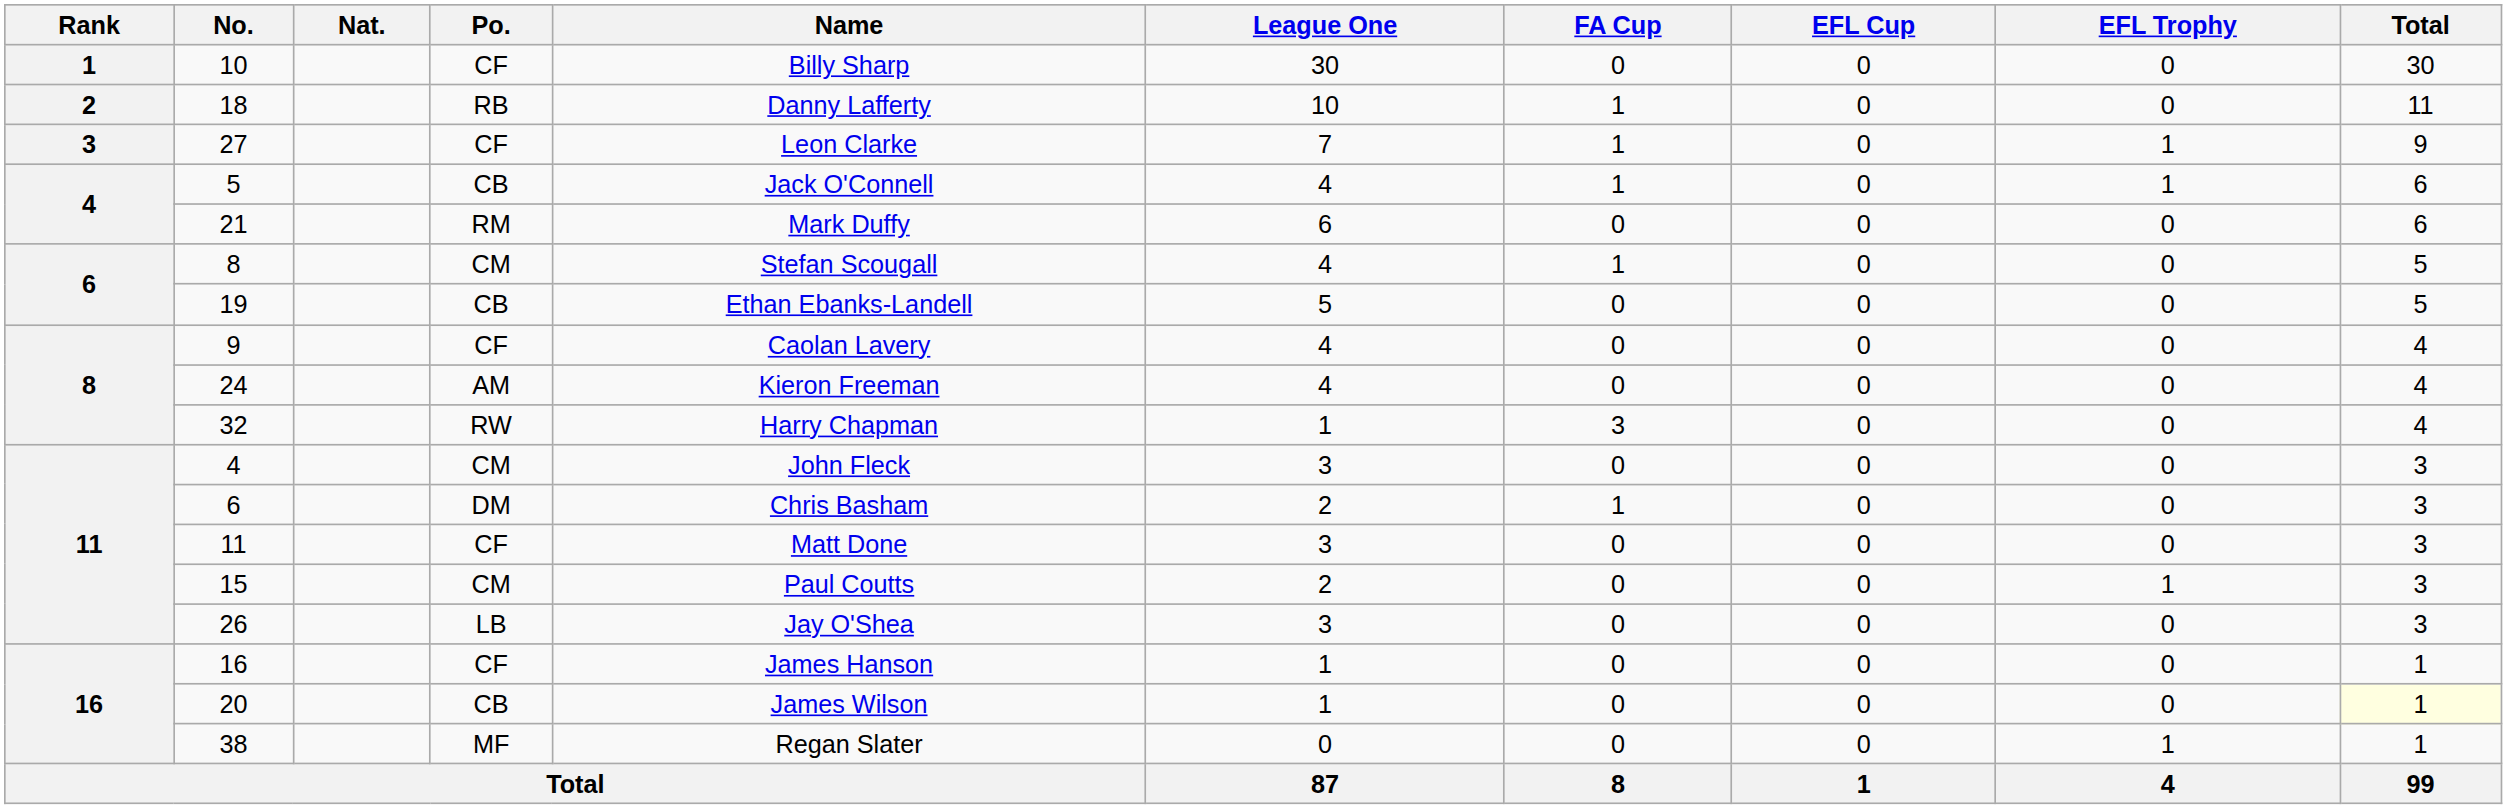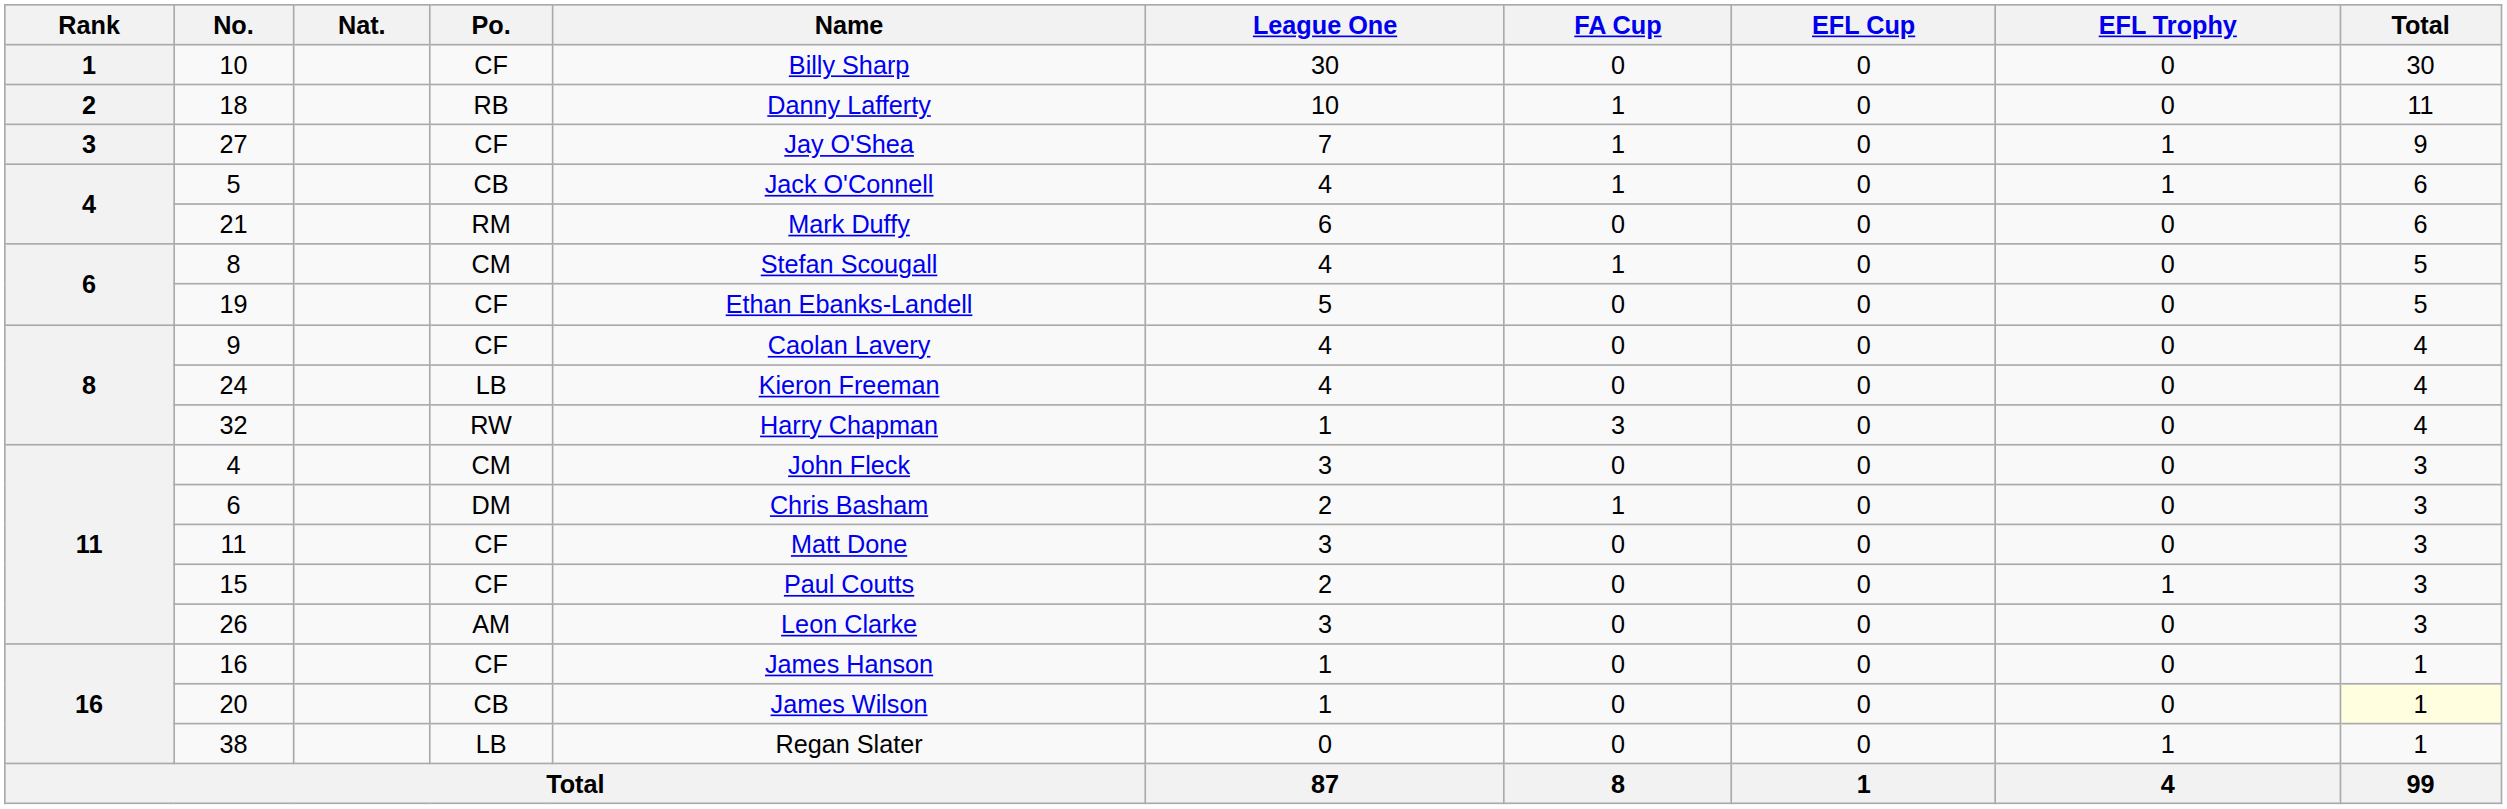(849, 145) Leon Clarke -> (849, 145) Jay O'Shea
(491, 305) CB -> (491, 305) CF
(491, 384) AM -> (491, 384) LB
(491, 584) CM -> (491, 584) CF
(491, 624) LB -> (491, 624) AM
(849, 624) Jay O'Shea -> (849, 624) Leon Clarke
(491, 744) MF -> (491, 744) LB
